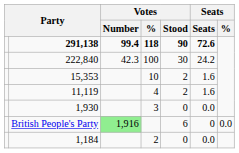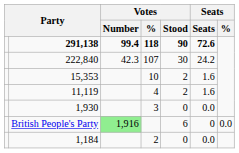(151, 60) 100 -> (151, 60) 107
